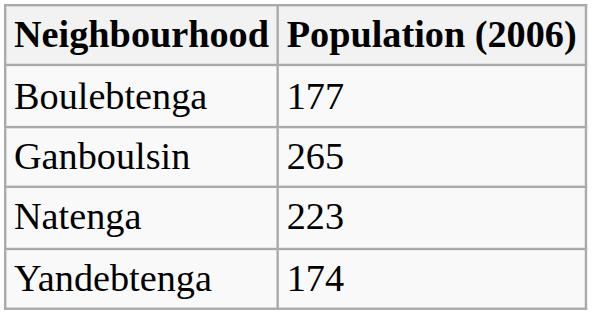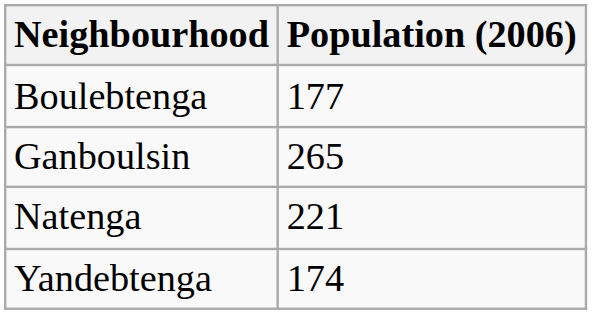(315, 216) 223 -> (315, 216) 221
